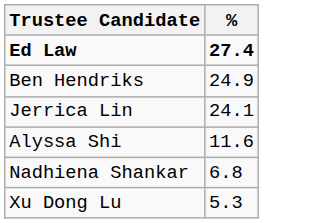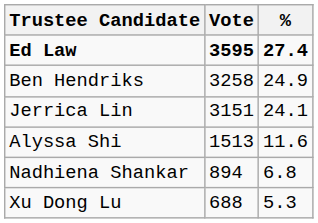+ column: (232, 20)
